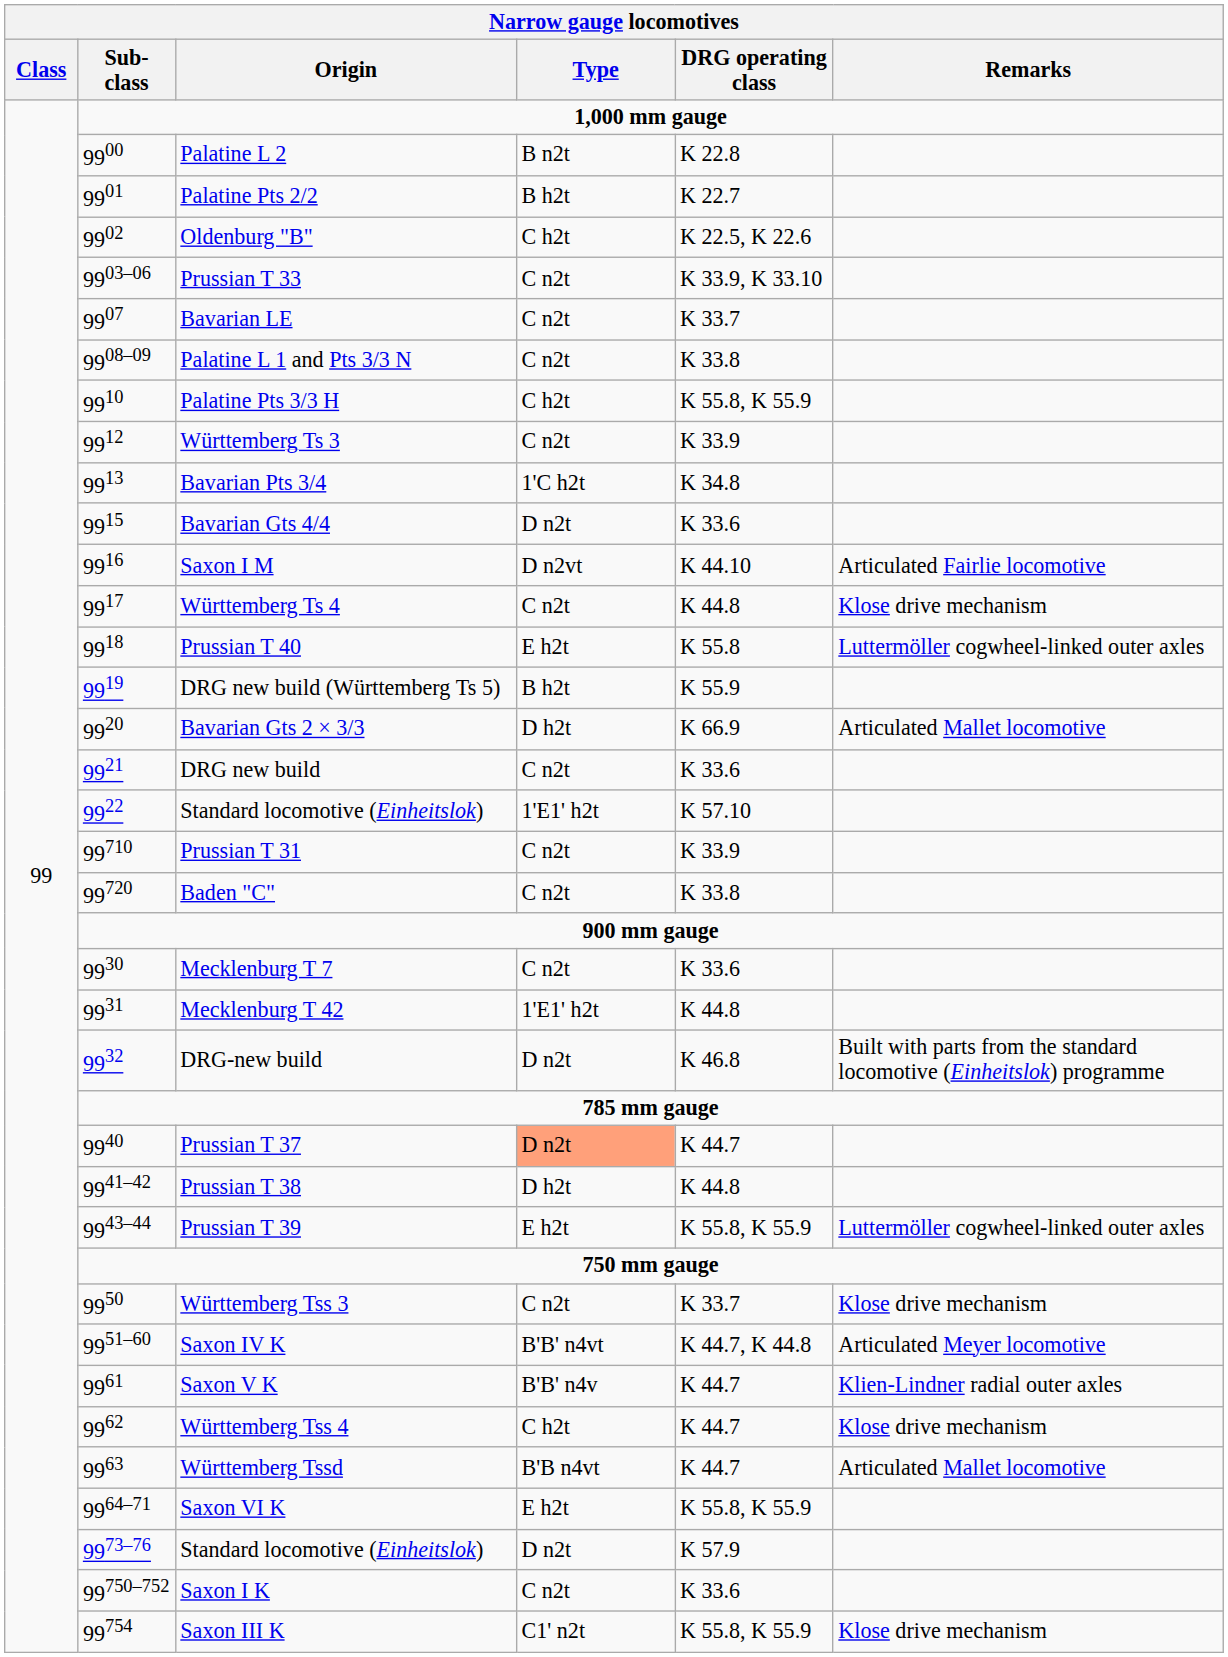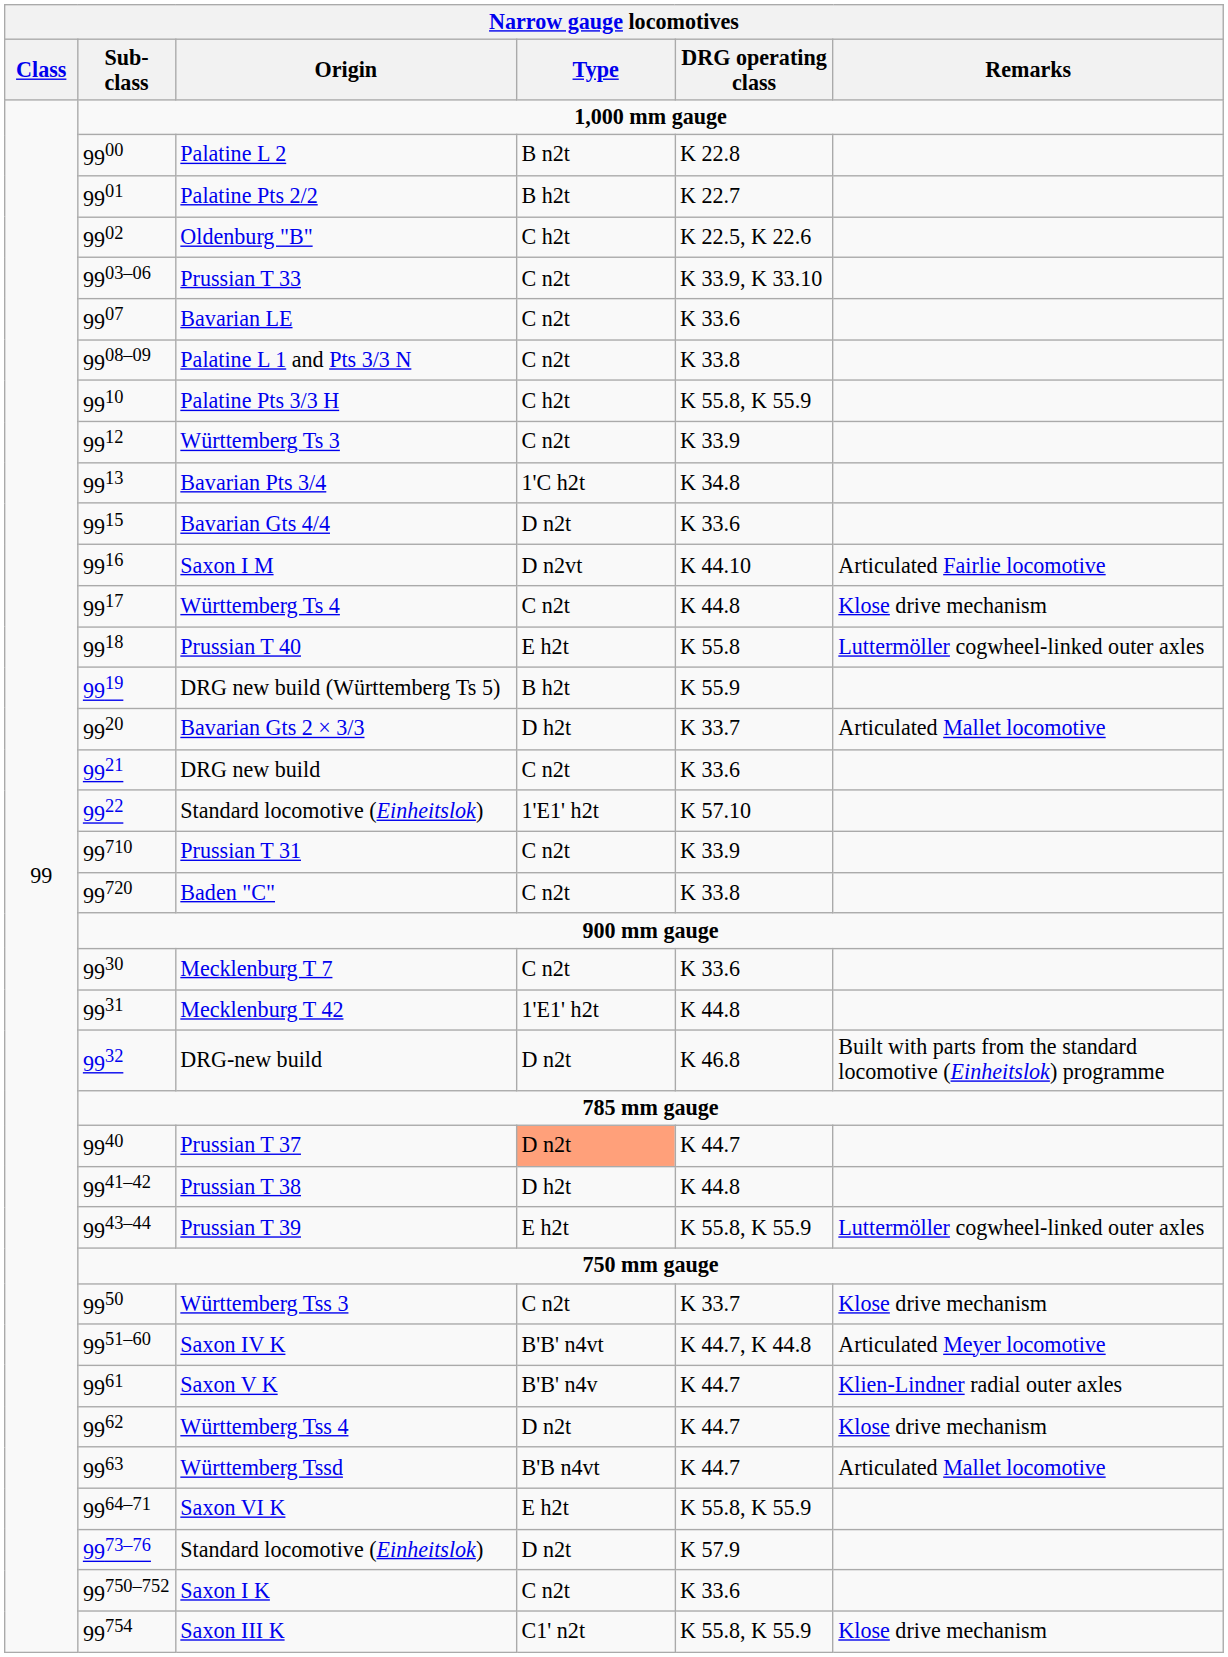(710, 318) K 33.7 -> (710, 318) K 33.6
(710, 728) K 66.9 -> (710, 728) K 33.7
(546, 1426) C h2t -> (546, 1426) D n2t
